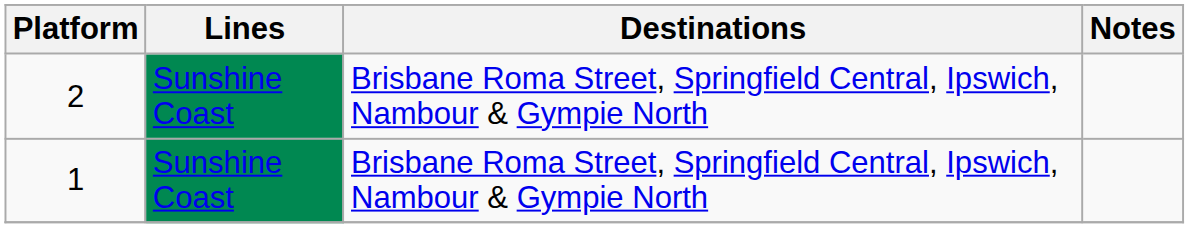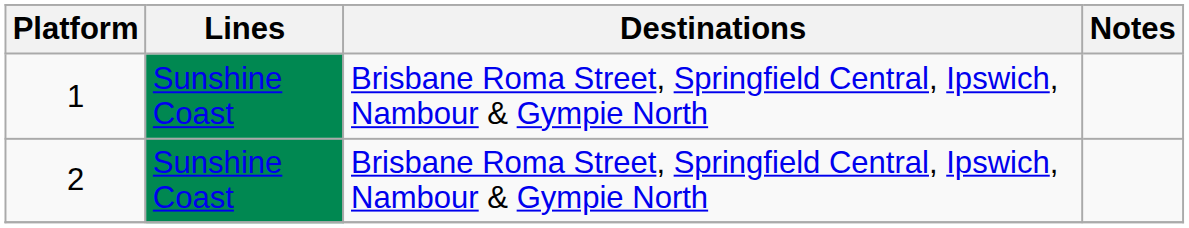rows swapped: (76, 179) <-> (76, 95)
